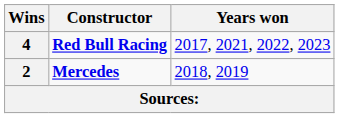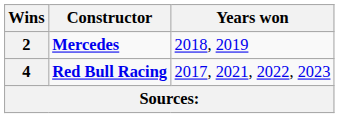rows swapped: (26, 45) <-> (26, 72)
